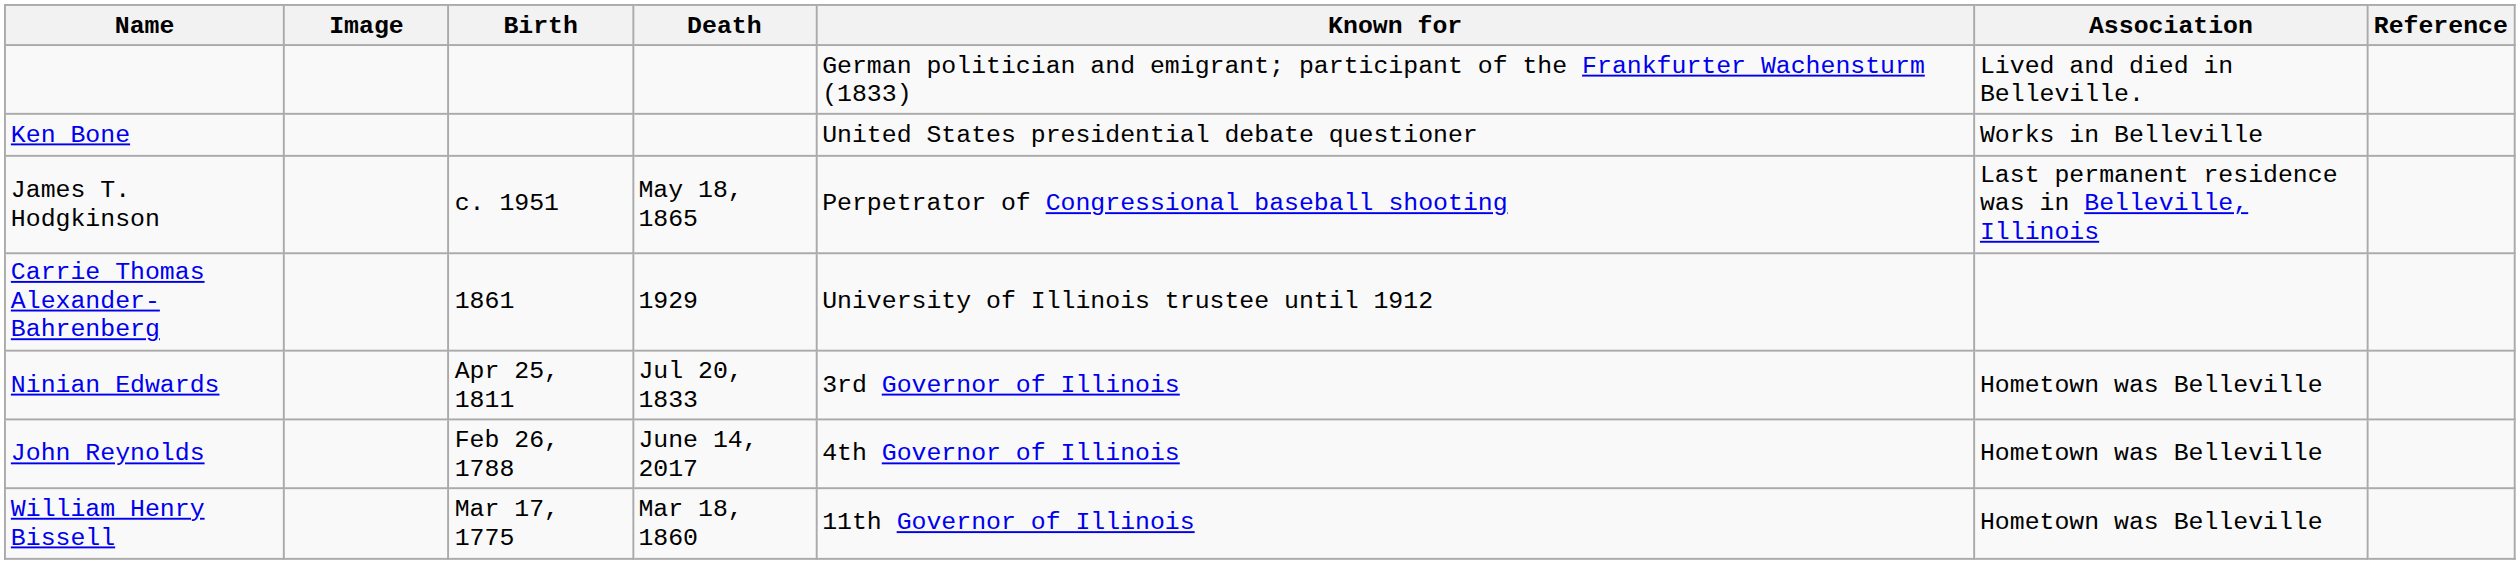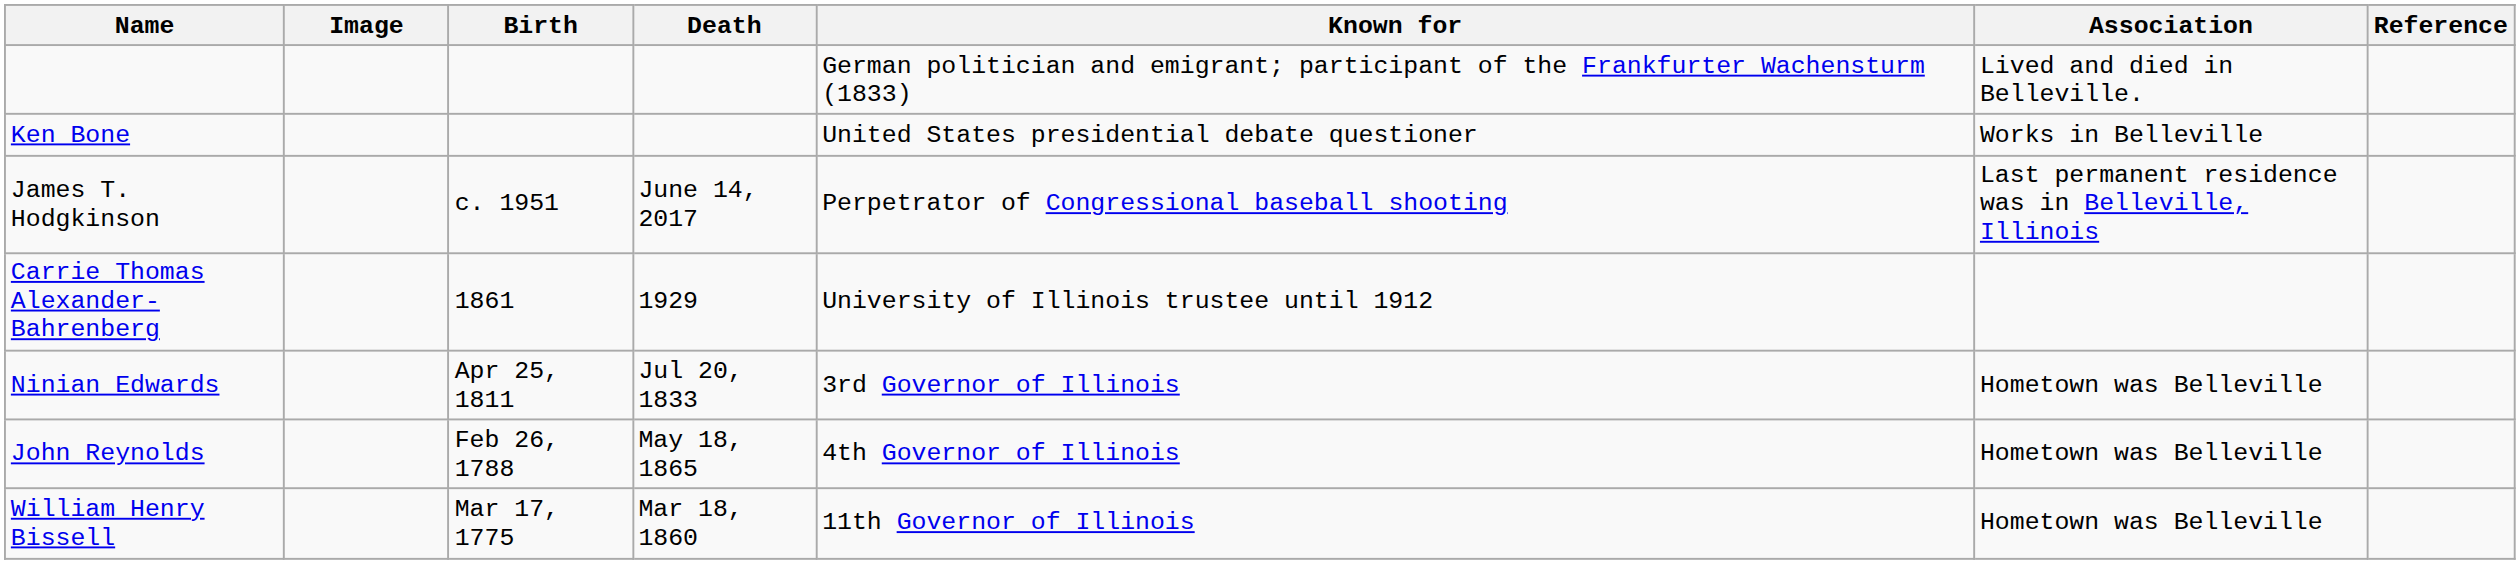(691, 204) May 18, 1865 -> (698, 204) June 14, 2017
(698, 454) June 14, 2017 -> (691, 454) May 18, 1865
